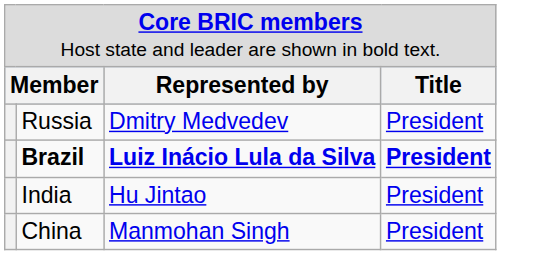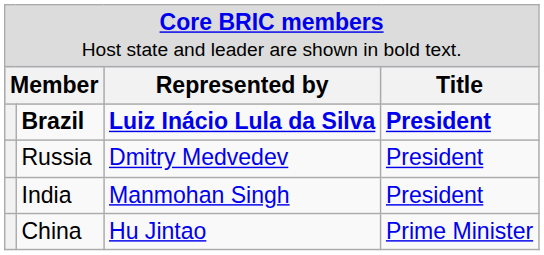rows swapped: (53, 158) <-> (57, 121)
(158, 194) Hu Jintao -> (199, 194) Manmohan Singh
(199, 231) Manmohan Singh -> (158, 231) Hu Jintao
(435, 231) President -> (460, 231) Prime Minister
